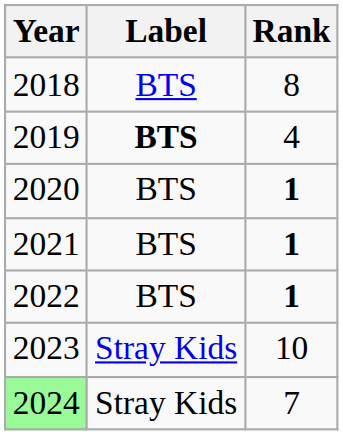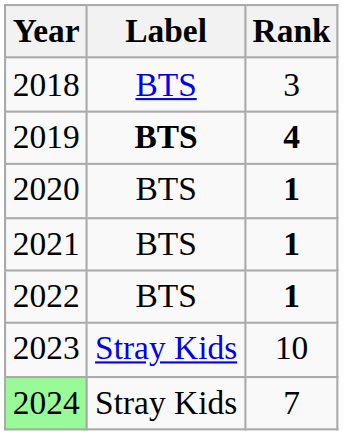(292, 84) 8 -> (292, 84) 3
(292, 137) normal -> (292, 137) bold
